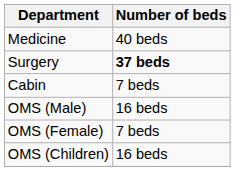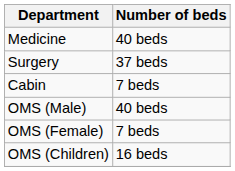(143, 62) bold -> (142, 62) normal
(142, 108) 16 beds -> (142, 108) 40 beds
